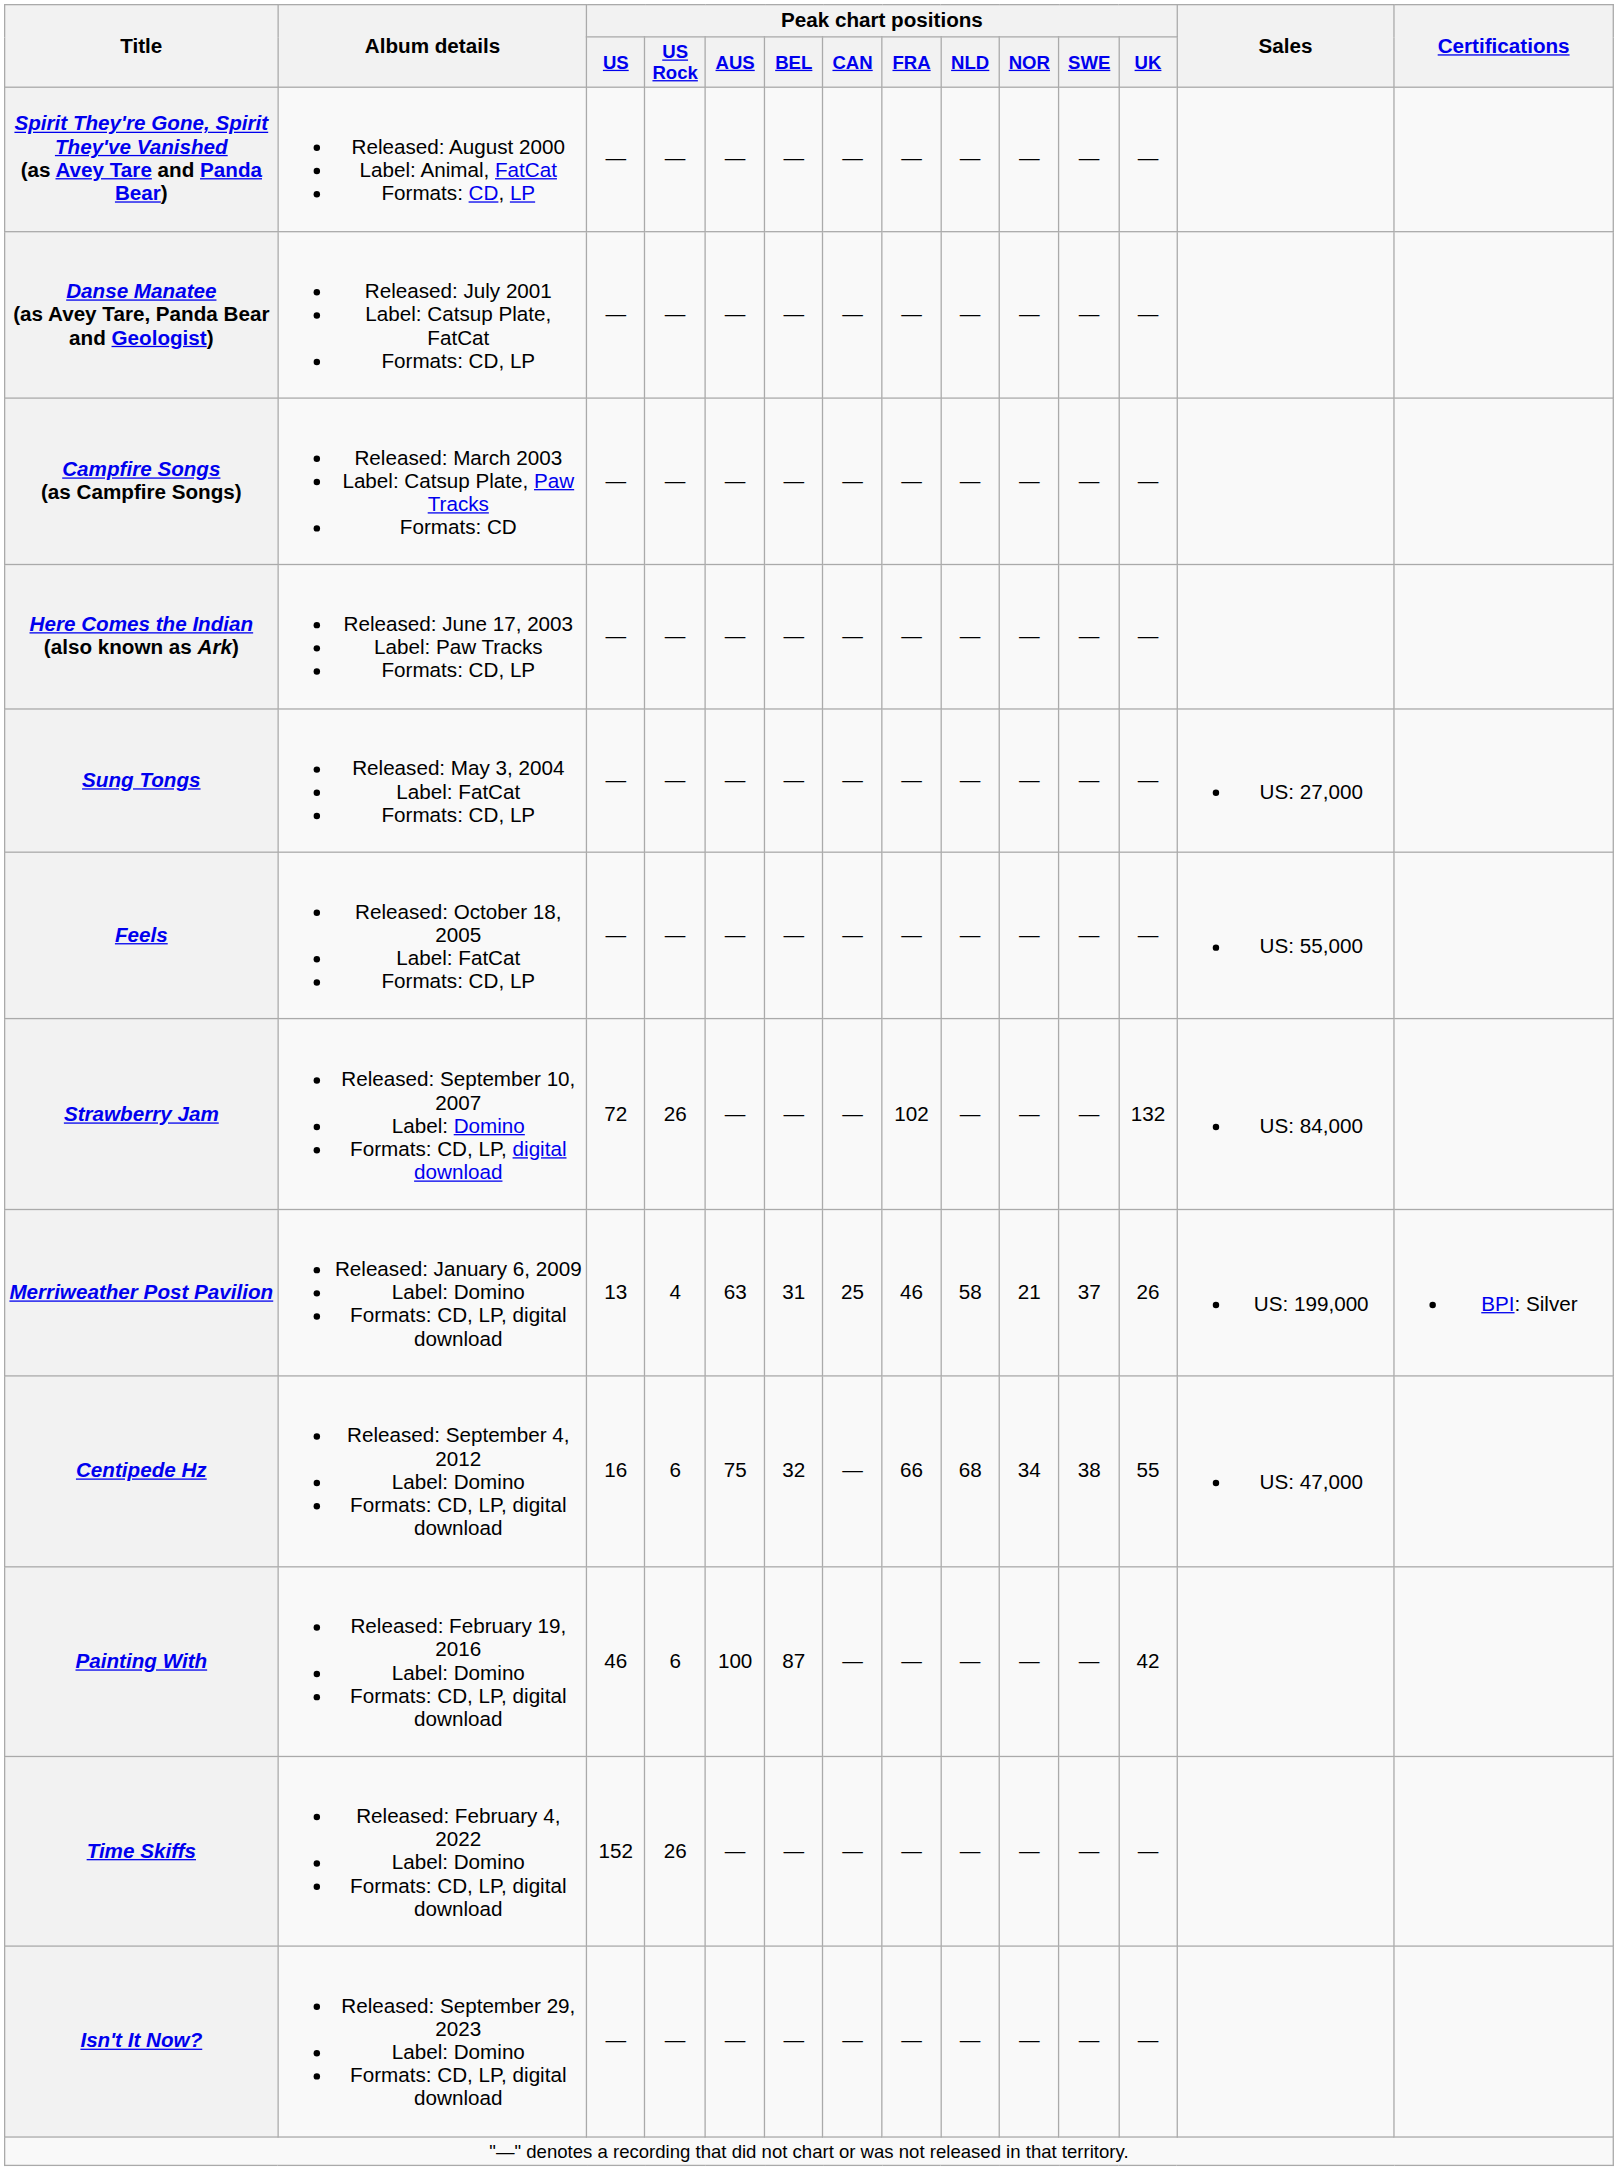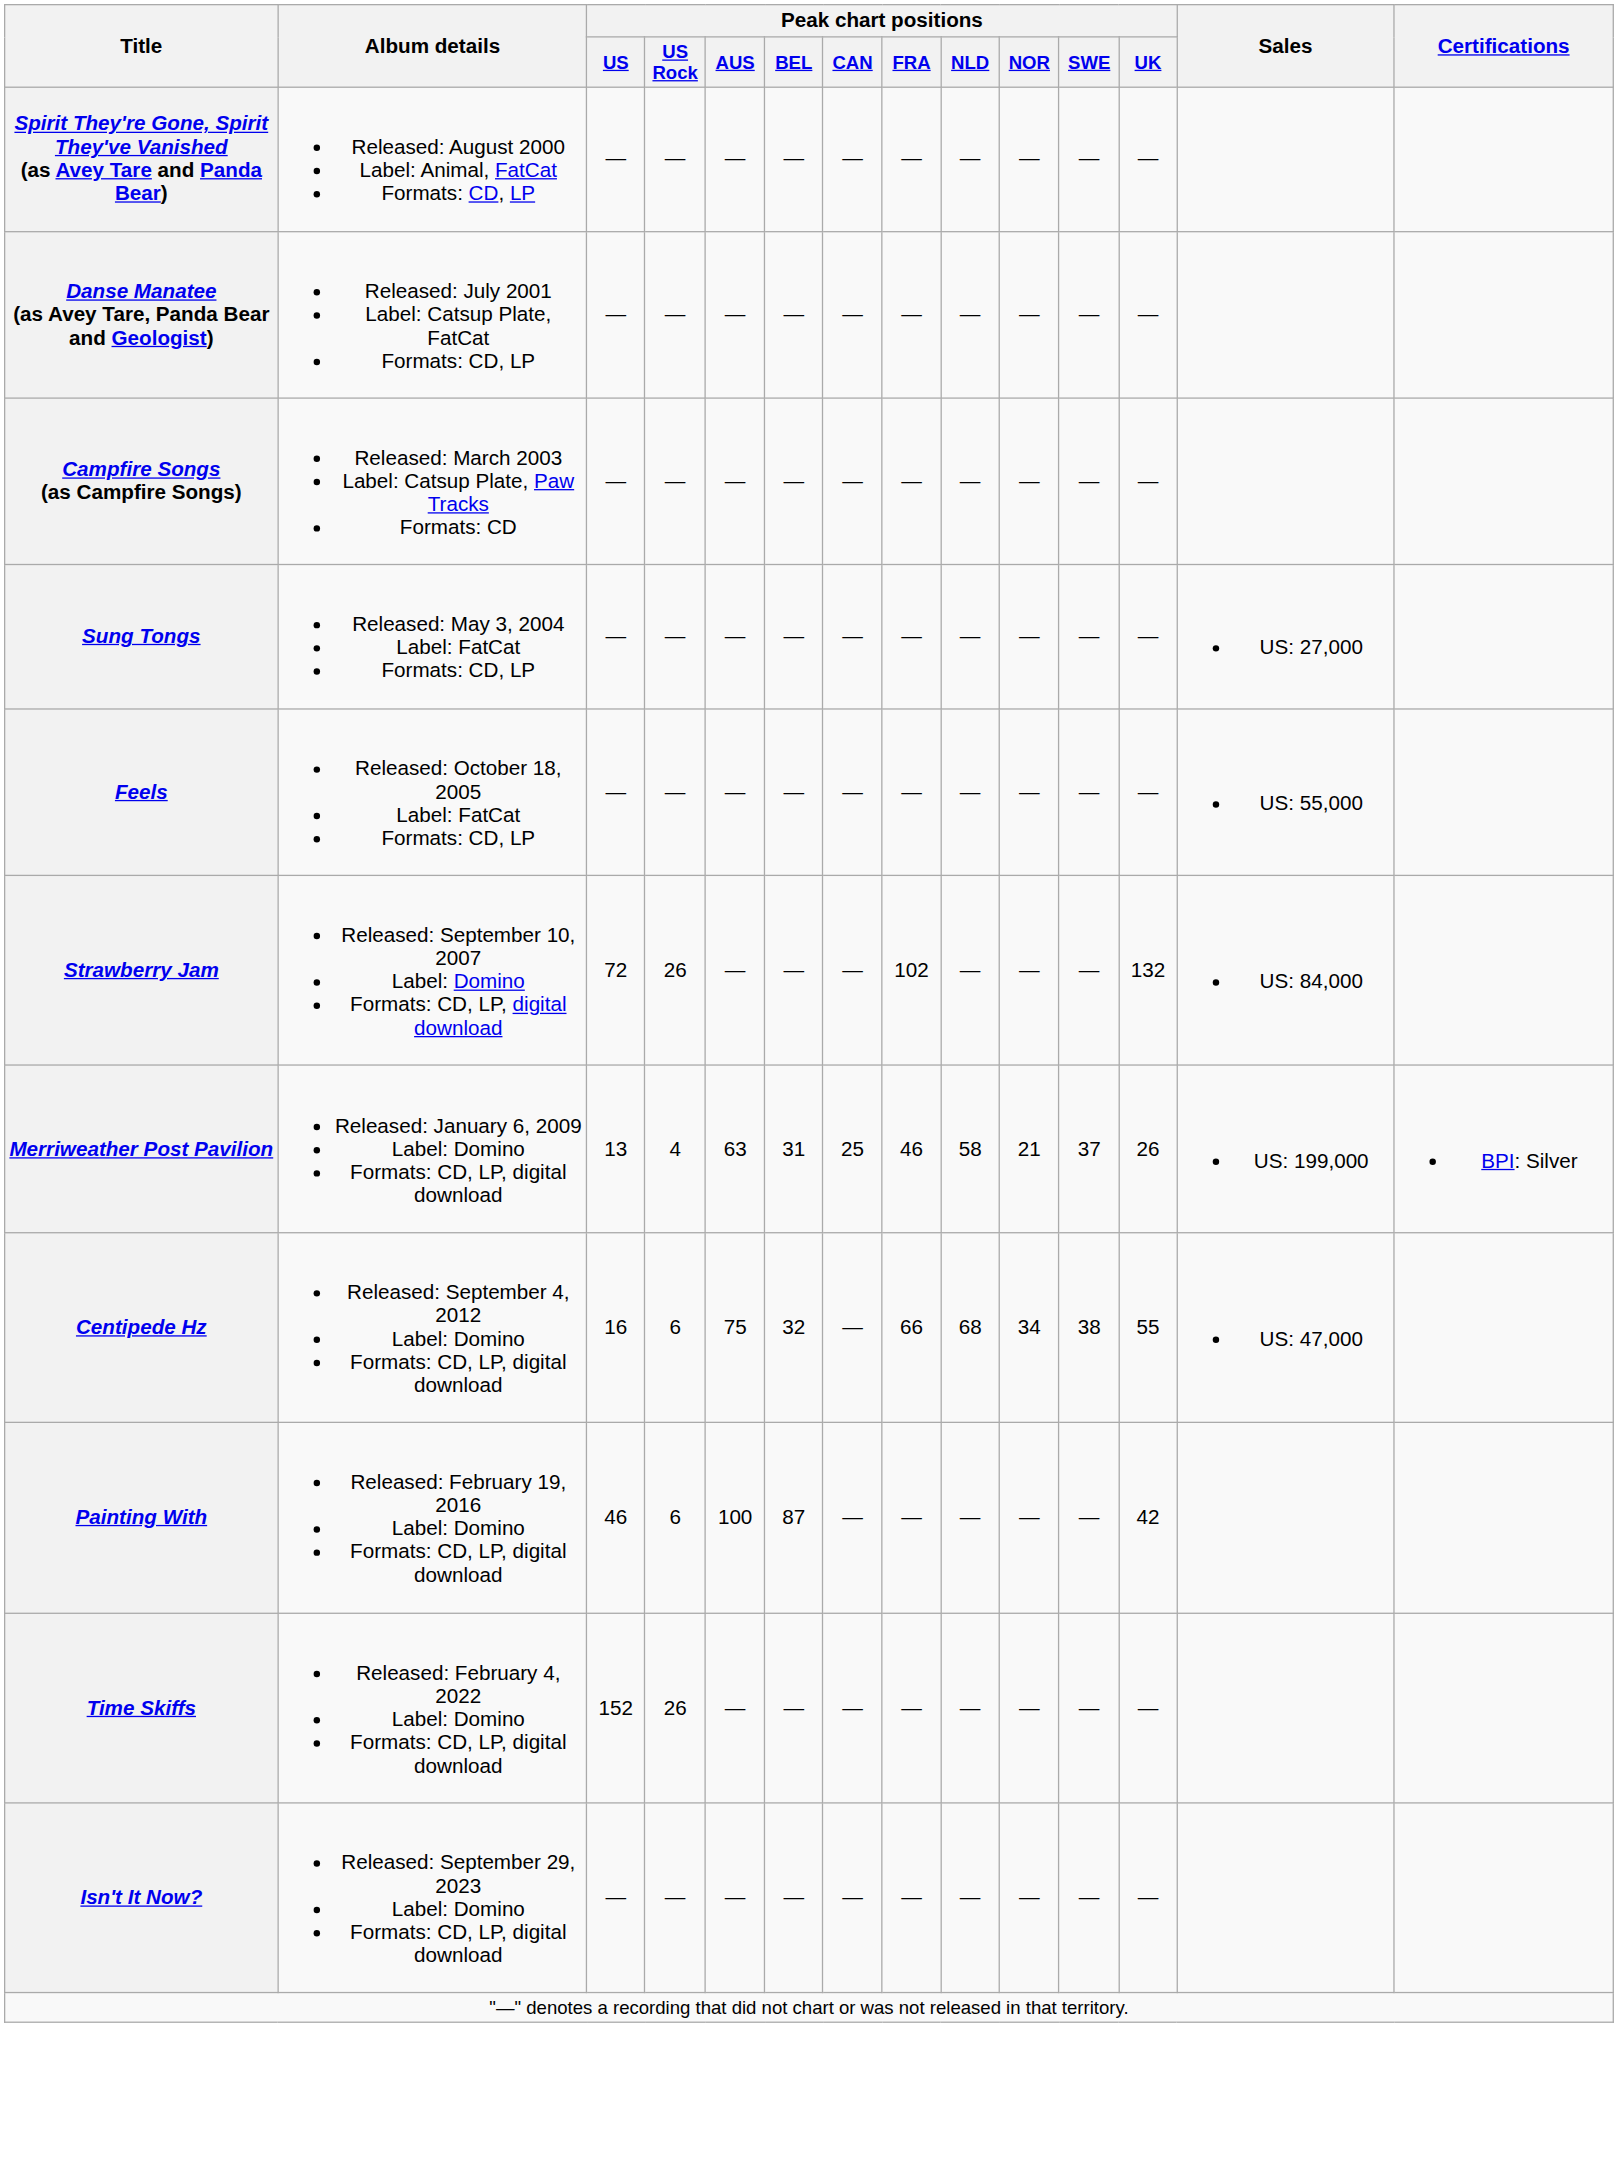- row: (141, 636)
